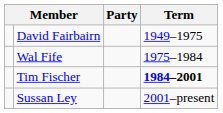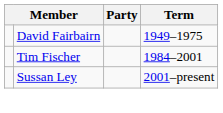- row: (39, 56)
(173, 77) bold -> (173, 56) normal
